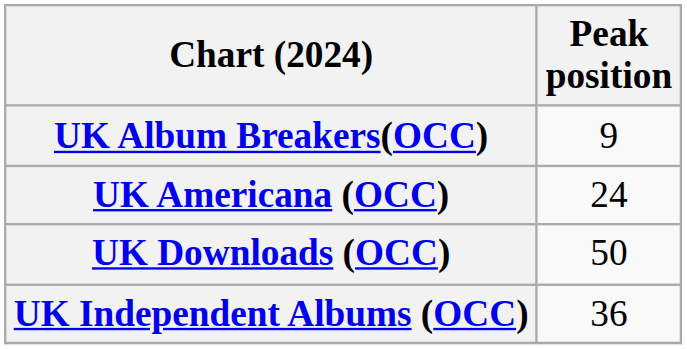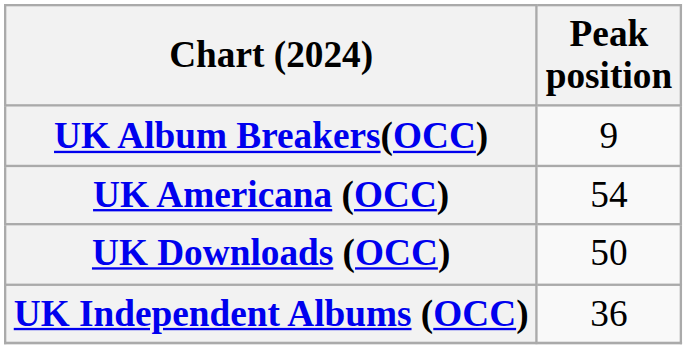(609, 194) 24 -> (609, 194) 54
